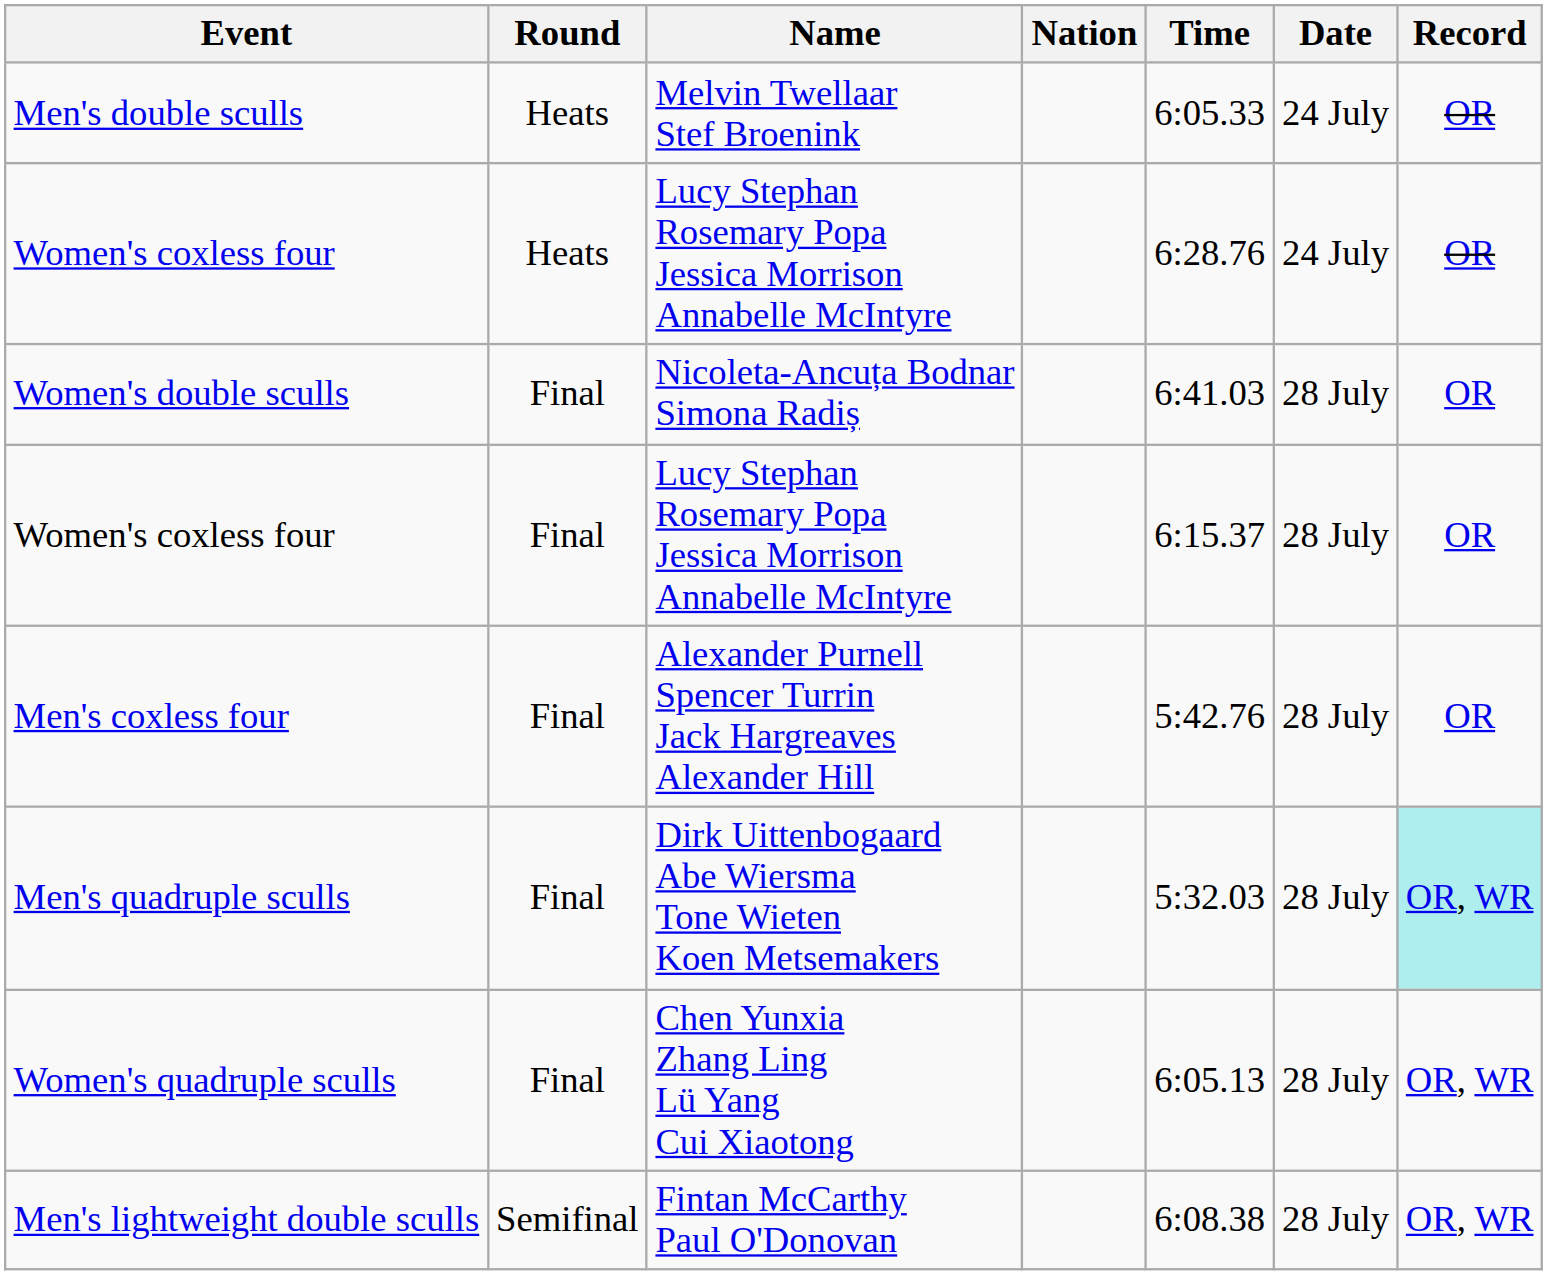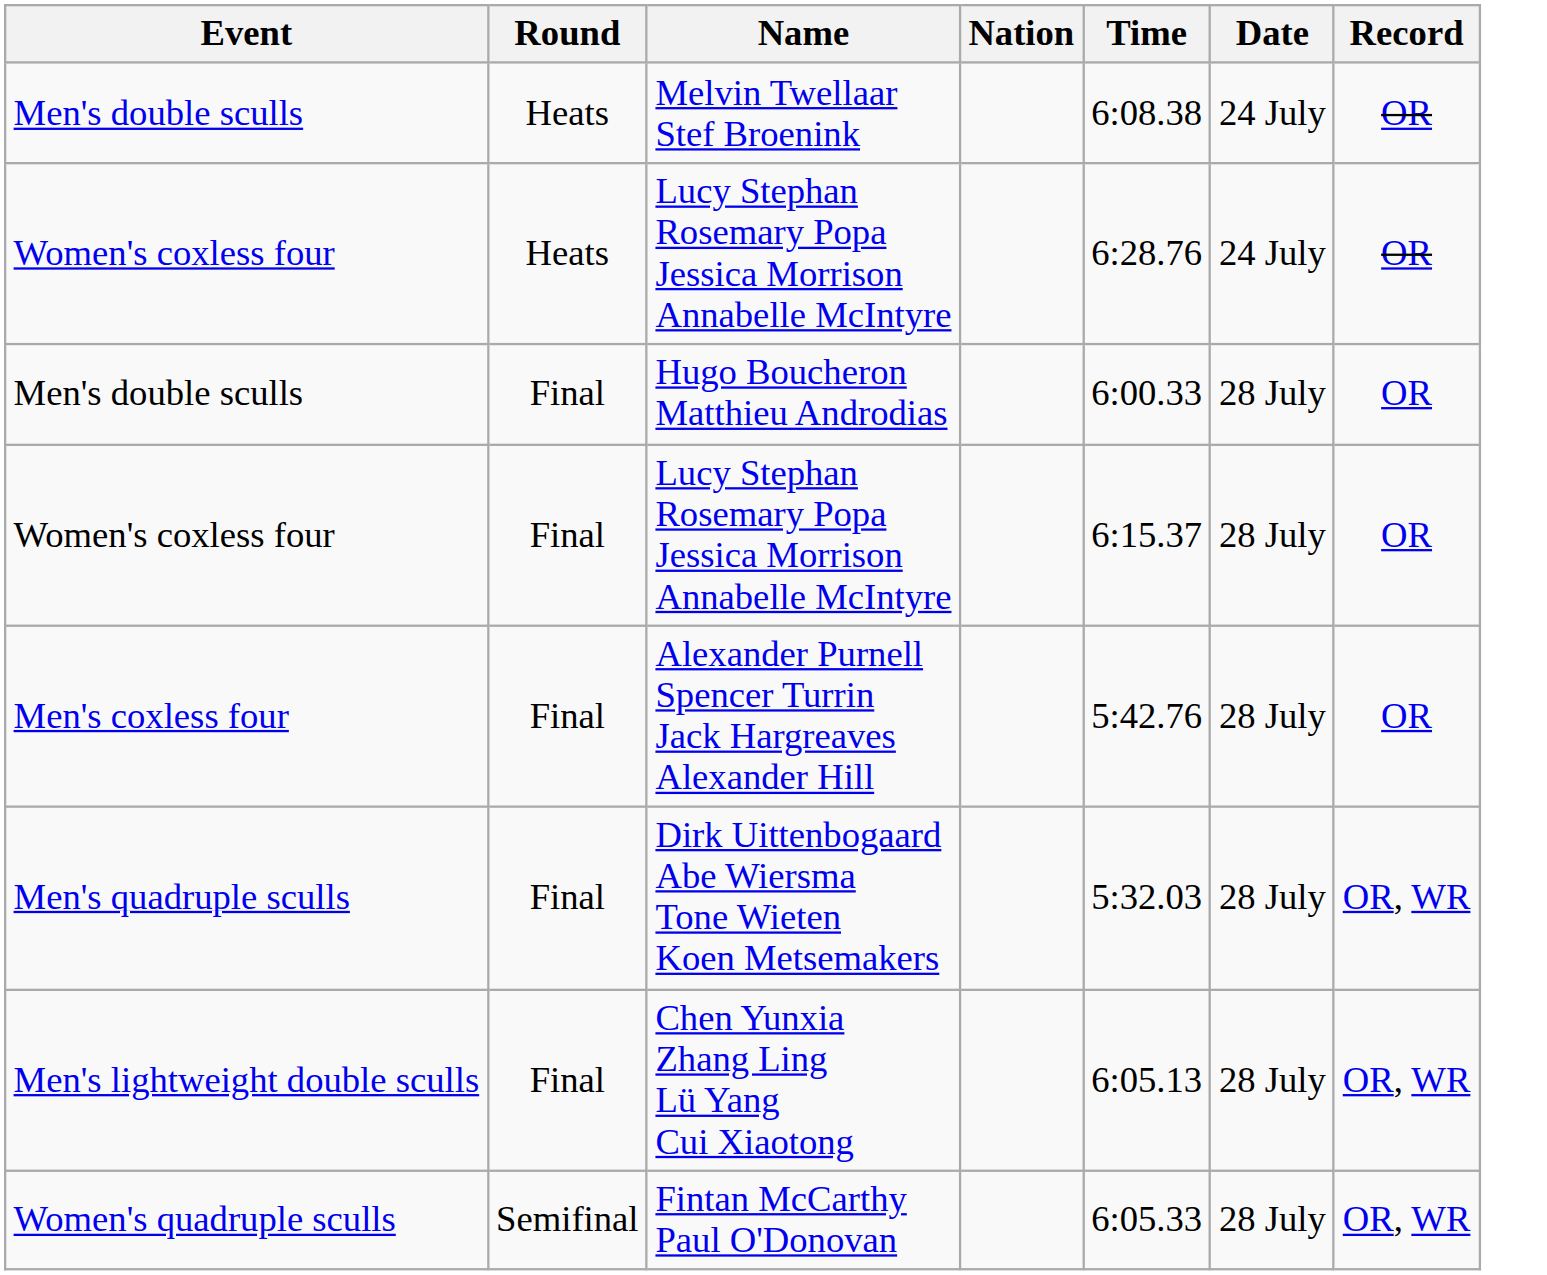(1210, 112) 6:05.33 -> (1147, 112) 6:08.38
- row: (567, 393)
+ row: (567, 393)
(1470, 897) paleturquoise background -> (1407, 897) no background
(205, 1079) Women's quadruple sculls -> (246, 1079) Men's lightweight double sculls
(246, 1219) Men's lightweight double sculls -> (205, 1219) Women's quadruple sculls
(1210, 1219) 6:08.38 -> (1147, 1219) 6:05.33
